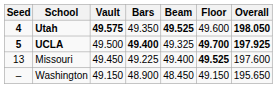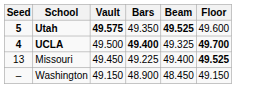- column: (252, 12)
(19, 28) 4 -> (19, 28) 5
(19, 44) 5 -> (19, 44) 4
